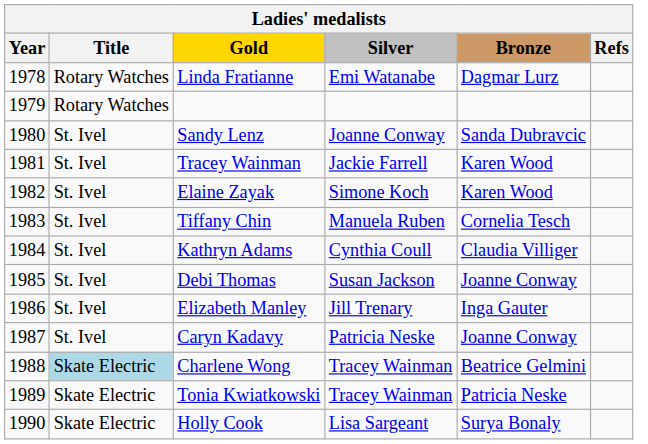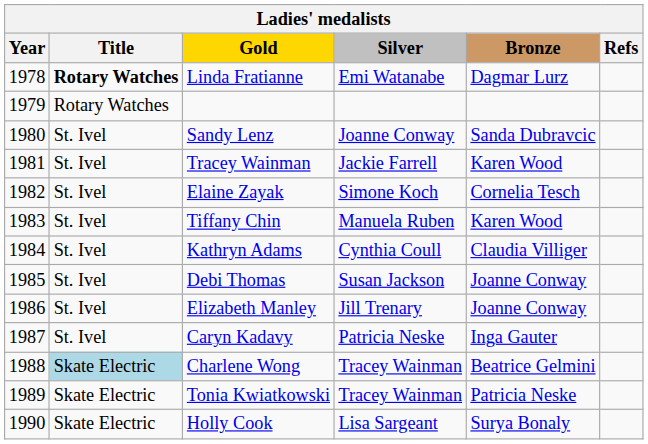(111, 76) normal -> (116, 76) bold
(507, 192) Karen Wood -> (525, 192) Cornelia Tesch
(516, 221) Cornelia Tesch -> (516, 221) Karen Wood
(504, 308) Inga Gauter -> (528, 308) Joanne Conway
(519, 337) Joanne Conway -> (514, 337) Inga Gauter
